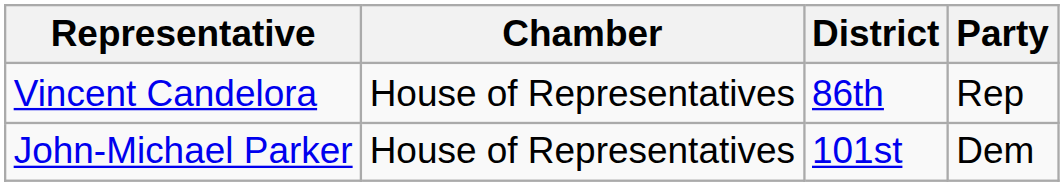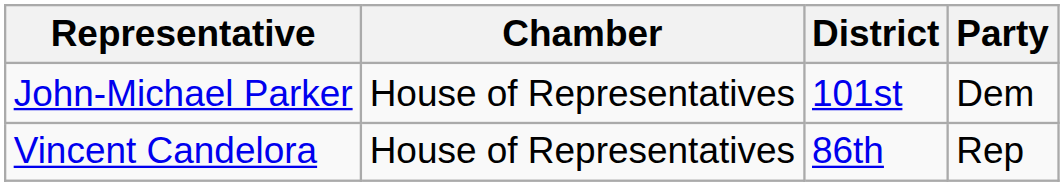rows swapped: (165, 92) <-> (183, 151)
